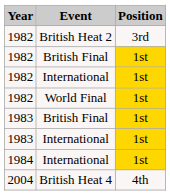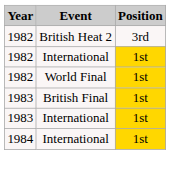- row: (20, 56)
- row: (20, 180)
